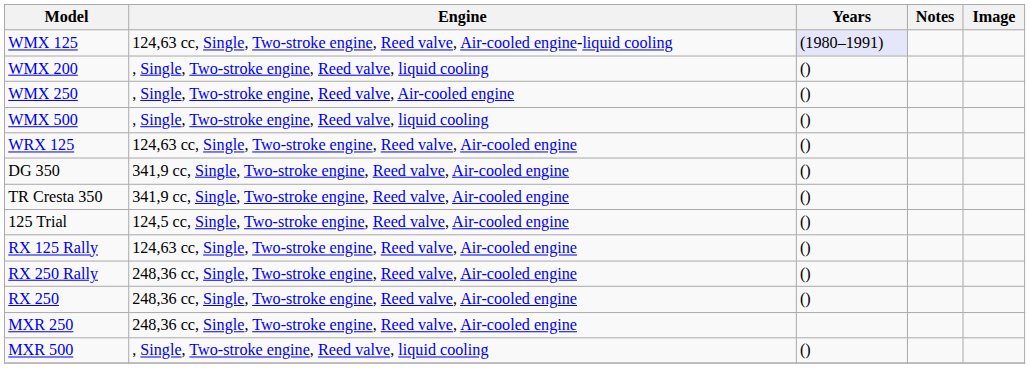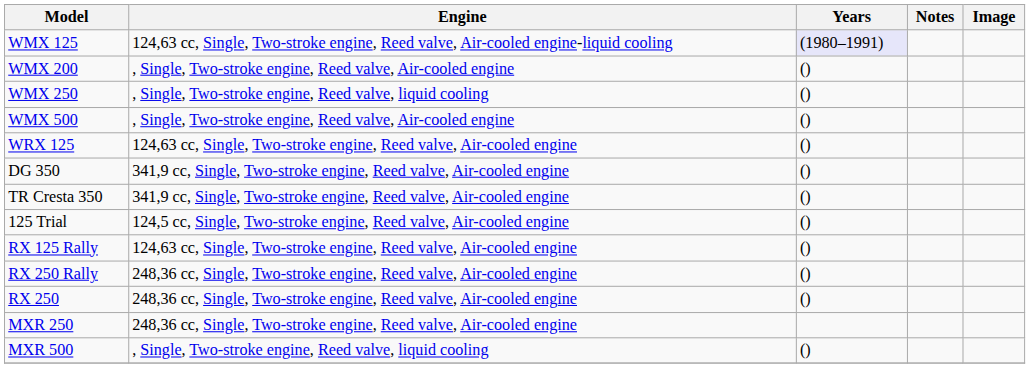(310, 68) , Single, Two-stroke engine, Reed valve, liquid cooling -> (323, 68) , Single, Two-stroke engine, Reed valve, Air-cooled engine
(323, 94) , Single, Two-stroke engine, Reed valve, Air-cooled engine -> (310, 94) , Single, Two-stroke engine, Reed valve, liquid cooling
(310, 119) , Single, Two-stroke engine, Reed valve, liquid cooling -> (323, 119) , Single, Two-stroke engine, Reed valve, Air-cooled engine
